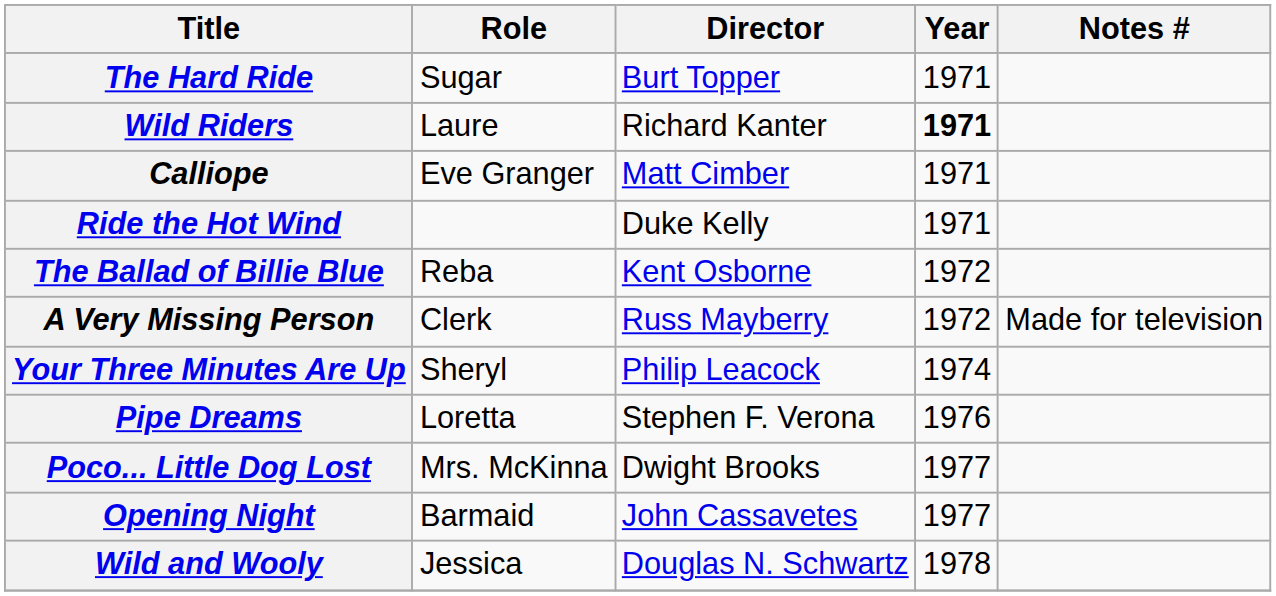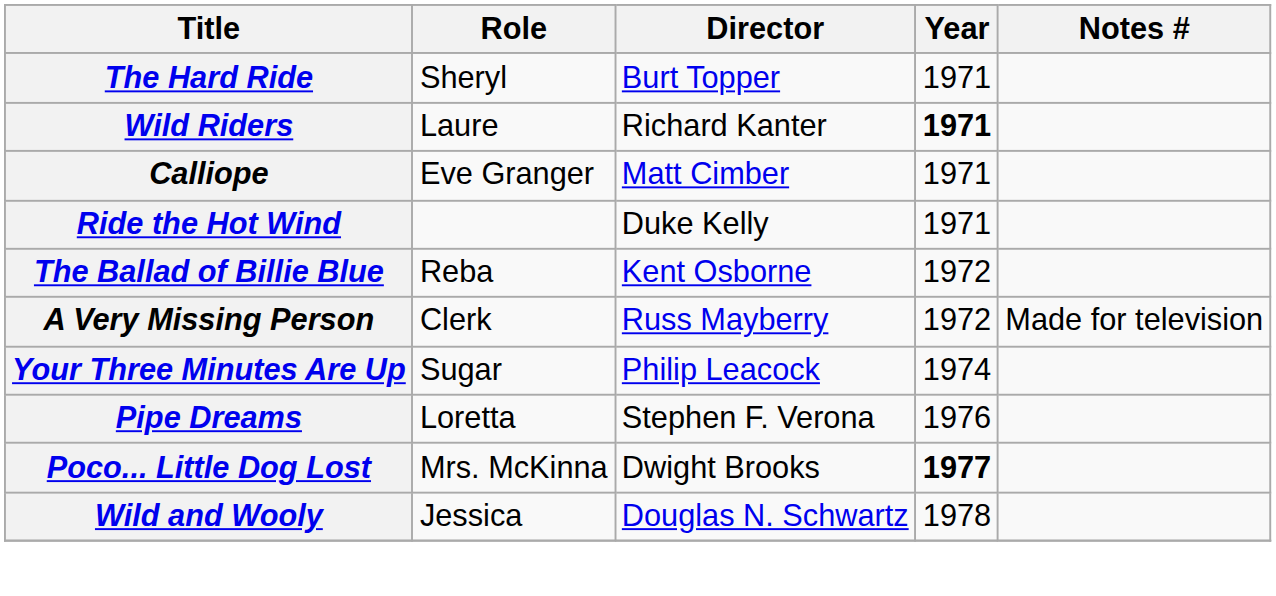(461, 77) Sugar -> (463, 77) Sheryl
(463, 369) Sheryl -> (461, 369) Sugar
(957, 467) normal -> (957, 467) bold
- row: (209, 516)
